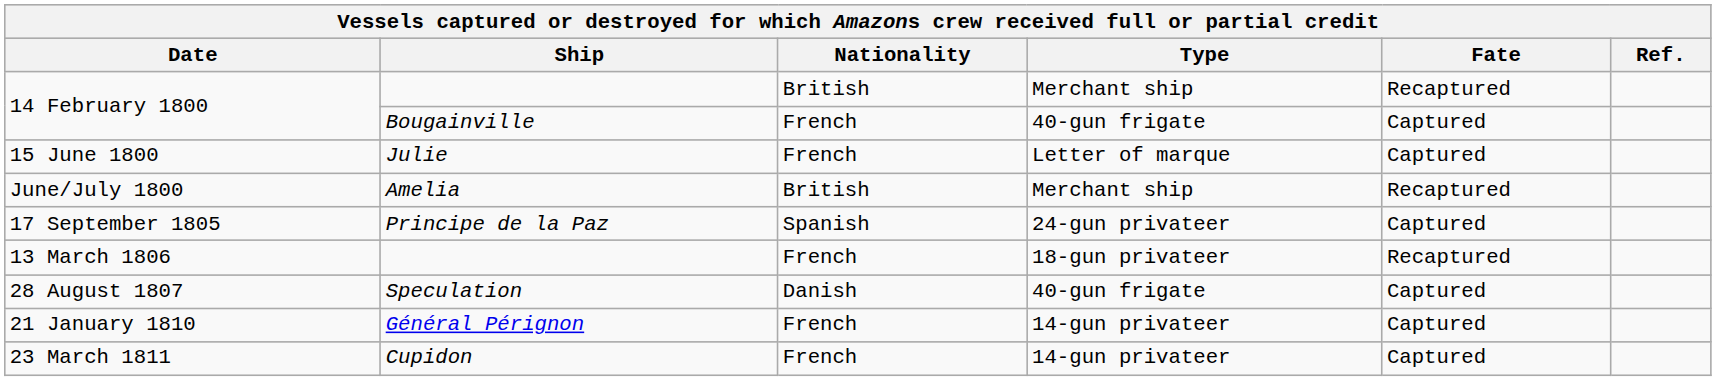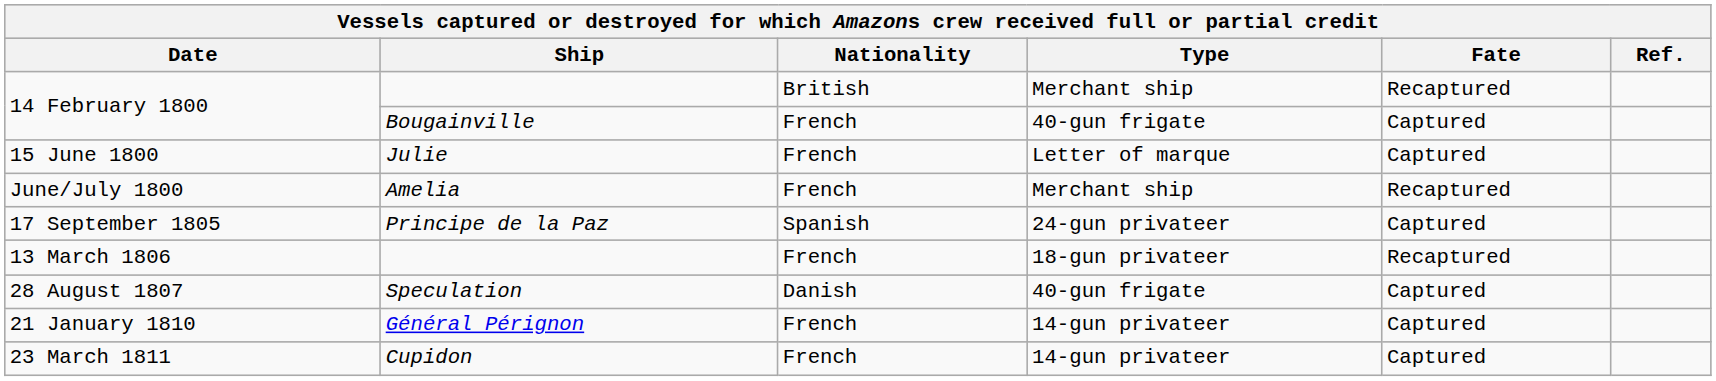(826, 190) British -> (820, 190) French
